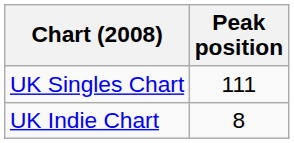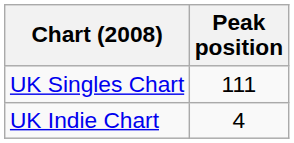(239, 120) 8 -> (239, 120) 4
